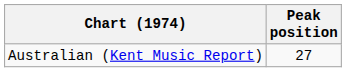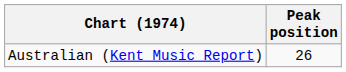(304, 56) 27 -> (304, 56) 26
